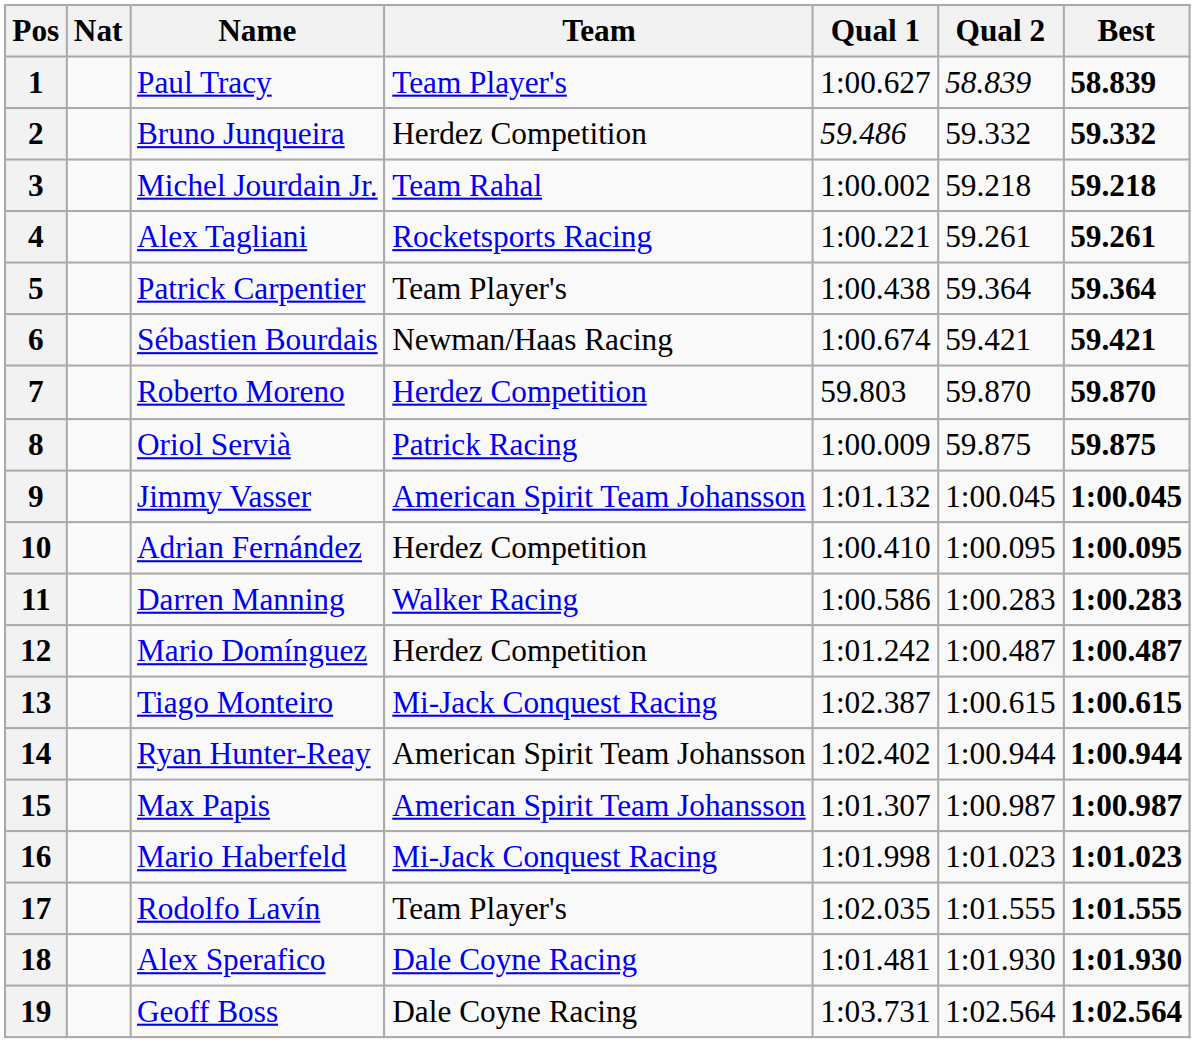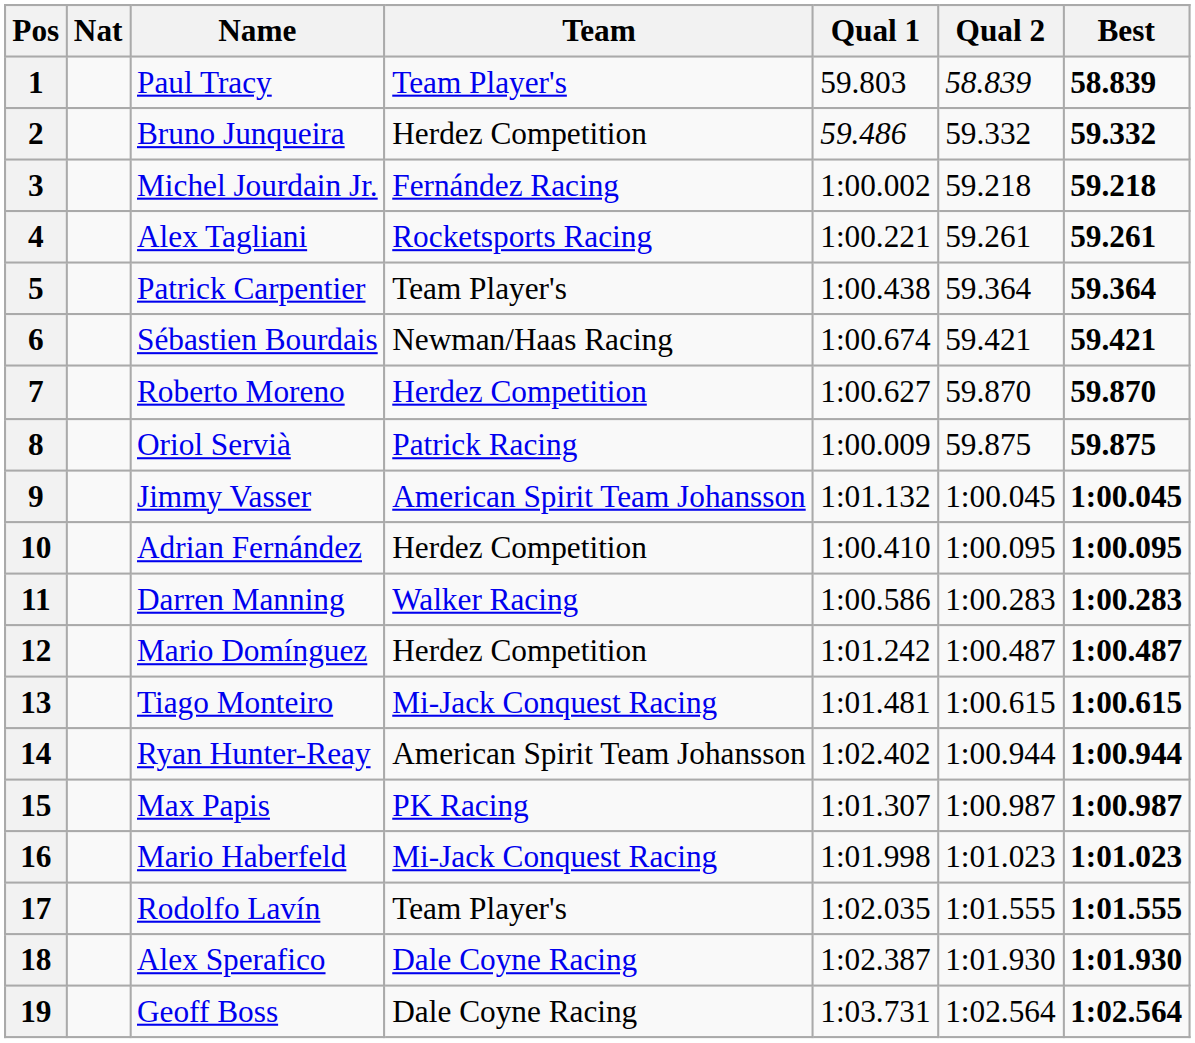(875, 82) 1:00.627 -> (863, 82) 59.803
(467, 185) Team Rahal -> (506, 185) Fernández Racing
(863, 391) 59.803 -> (875, 391) 1:00.627
(875, 701) 1:02.387 -> (875, 701) 1:01.481
(599, 804) American Spirit Team Johansson -> (460, 804) PK Racing
(875, 959) 1:01.481 -> (875, 959) 1:02.387
